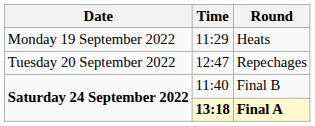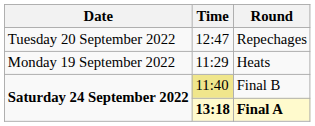rows swapped: (253, 39) <-> (272, 62)
(212, 86) no background -> (212, 86) khaki background
